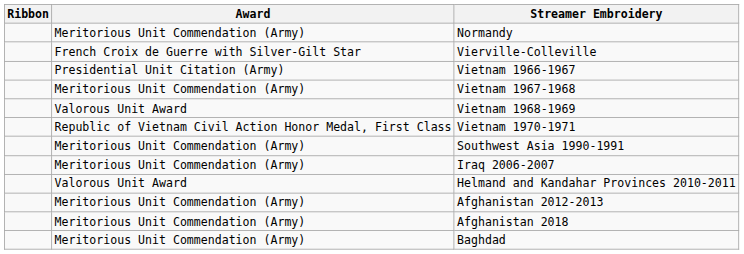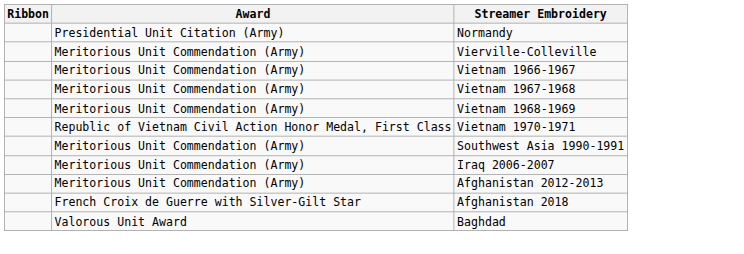(180, 33) Meritorious Unit Commendation (Army) -> (169, 33) Presidential Unit Citation (Army)
(208, 52) French Croix de Guerre with Silver-Gilt Star -> (180, 52) Meritorious Unit Commendation (Army)
(169, 70) Presidential Unit Citation (Army) -> (180, 70) Meritorious Unit Commendation (Army)
(121, 108) Valorous Unit Award -> (180, 108) Meritorious Unit Commendation (Army)
- row: (596, 184)
(180, 221) Meritorious Unit Commendation (Army) -> (208, 202) French Croix de Guerre with Silver-Gilt Star
(180, 240) Meritorious Unit Commendation (Army) -> (121, 221) Valorous Unit Award
